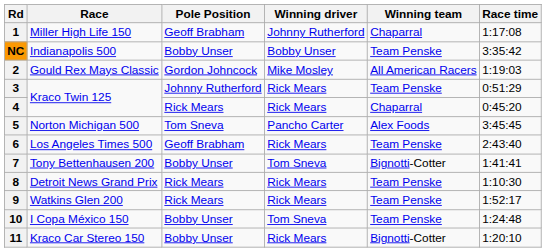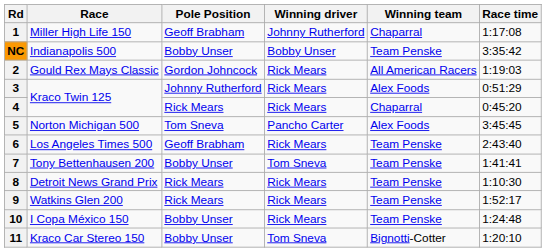(300, 69) Mike Mosley -> (297, 69) Rick Mears
(406, 88) Team Penske -> (400, 88) Alex Foods
(408, 163) Bignotti-Cotter -> (406, 163) Team Penske
(297, 219) Tom Sneva -> (297, 219) Rick Mears
(297, 237) Rick Mears -> (297, 237) Tom Sneva
